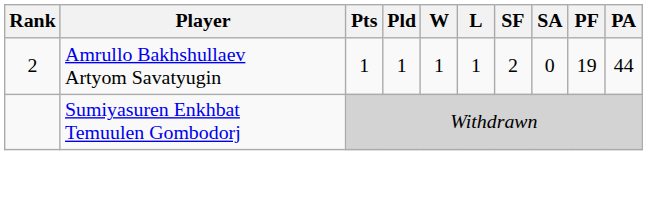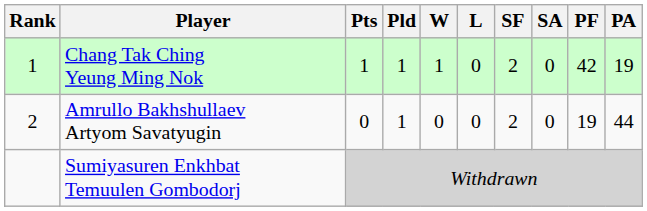+ row: (135, 65)
(364, 65) 1 -> (364, 122) 0
(439, 65) 1 -> (439, 122) 0
(476, 65) 1 -> (476, 122) 0
